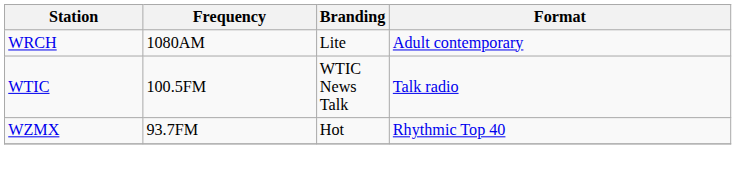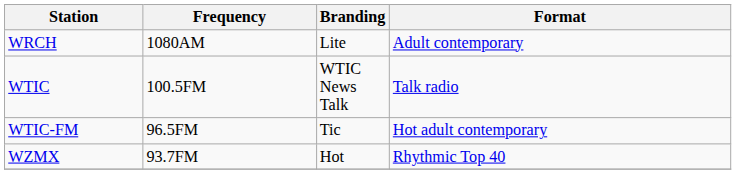+ row: (43, 130)
